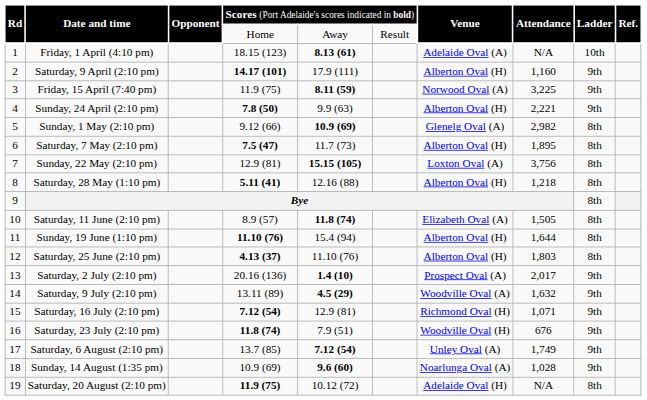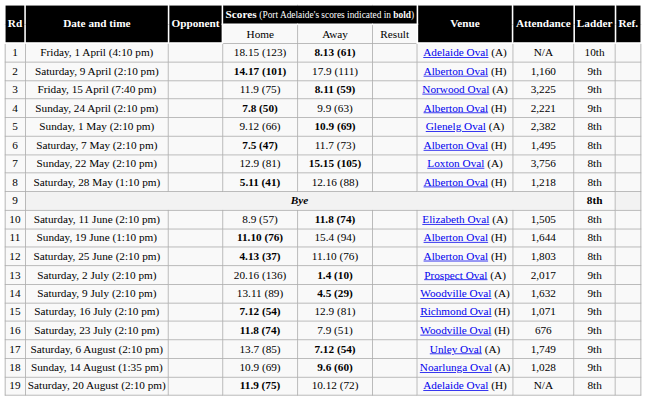(543, 127) 2,982 -> (543, 127) 2,382
(543, 145) 1,895 -> (543, 145) 1,495
(595, 201) normal -> (595, 201) bold
